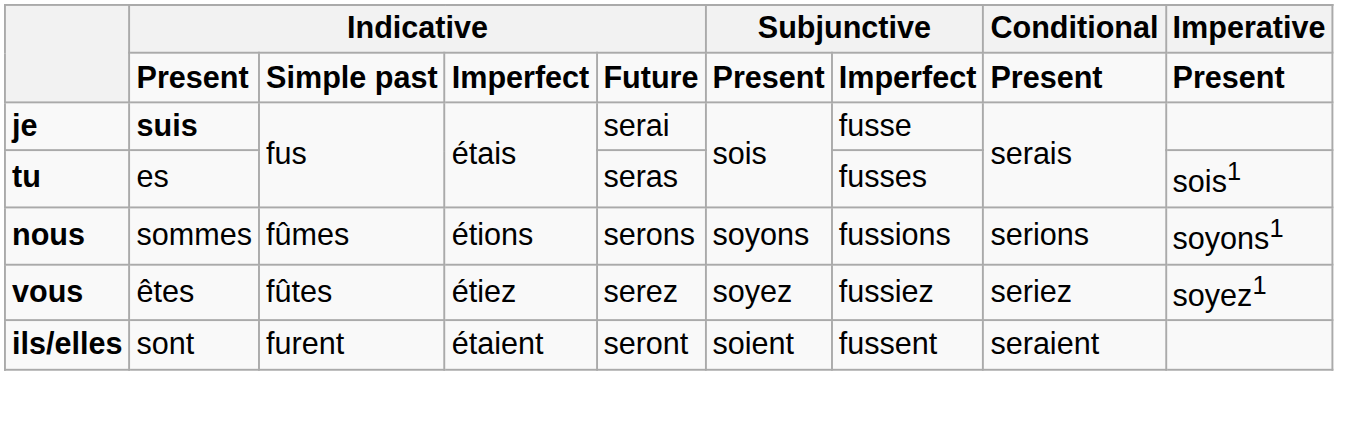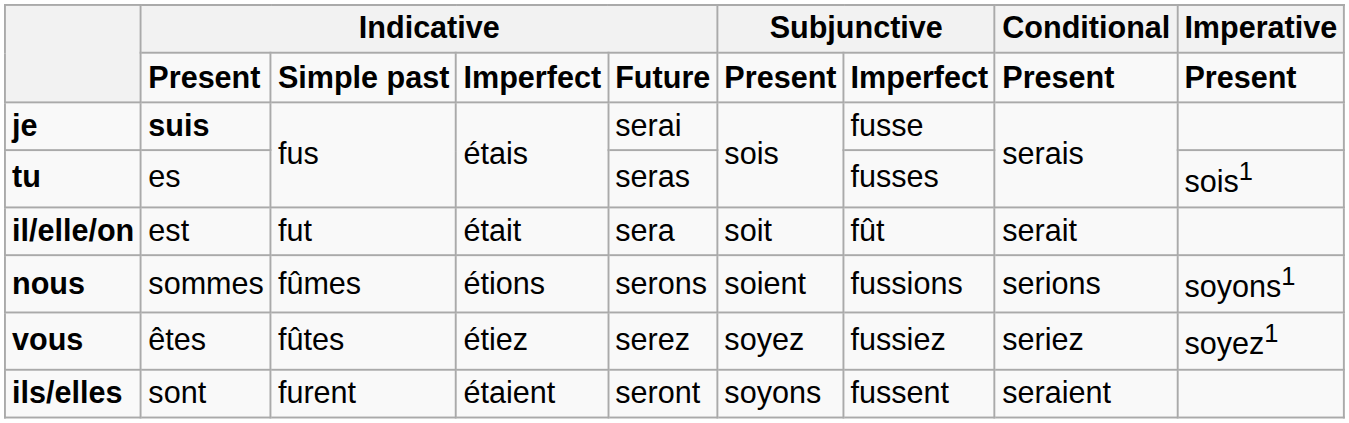+ row: (73, 230)
(761, 234) soyons -> (765, 283) soient
(753, 344) soient -> (773, 392) soyons
